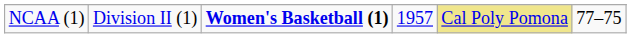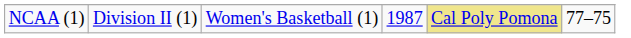(297, 18) bold -> (292, 18) normal
(415, 18) 1957 -> (405, 18) 1987
